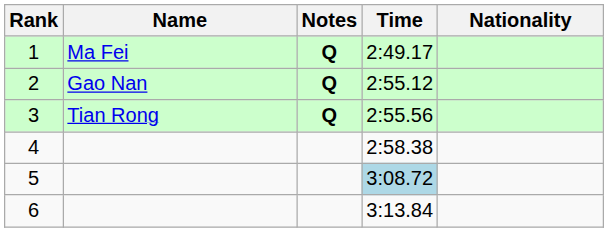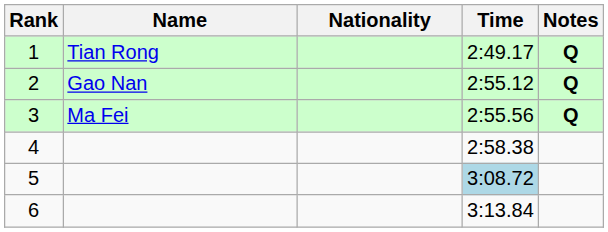columns swapped: (520, 20) <-> (329, 20)
(98, 52) Ma Fei -> (113, 52) Tian Rong
(113, 115) Tian Rong -> (98, 115) Ma Fei
